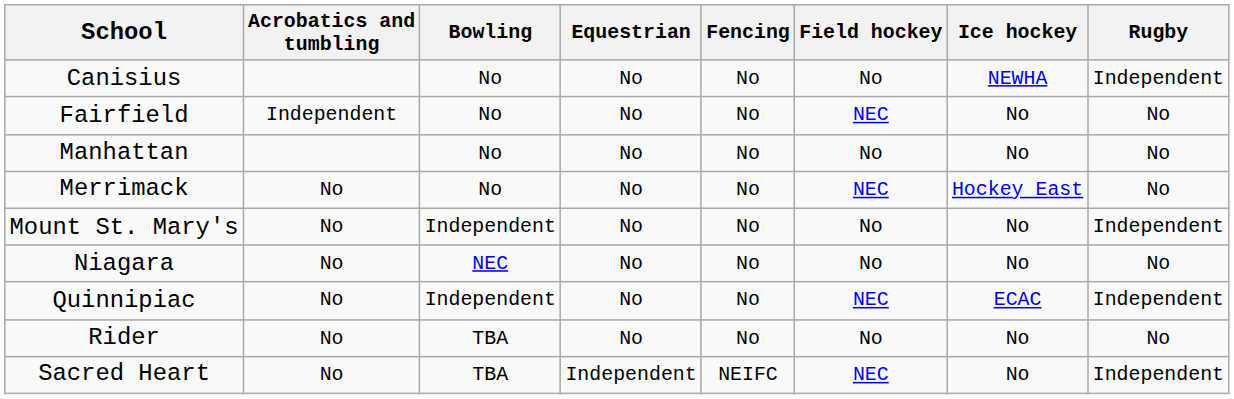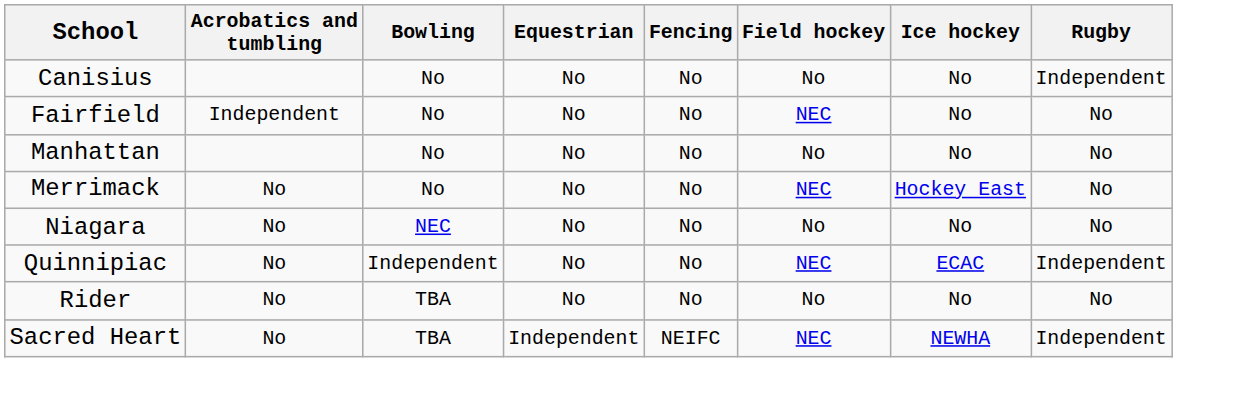(1018, 79) NEWHA -> (960, 79) No
- row: (124, 227)
(1018, 375) No -> (960, 338) NEWHA
